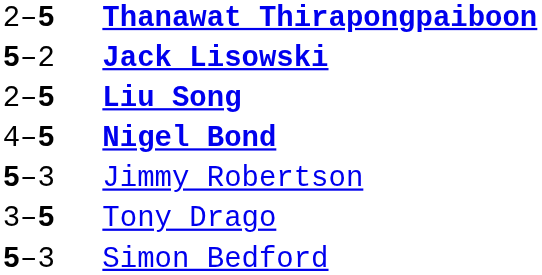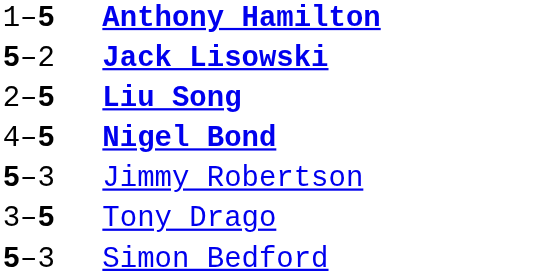+ row: (242, 18)
- row: (320, 18)
